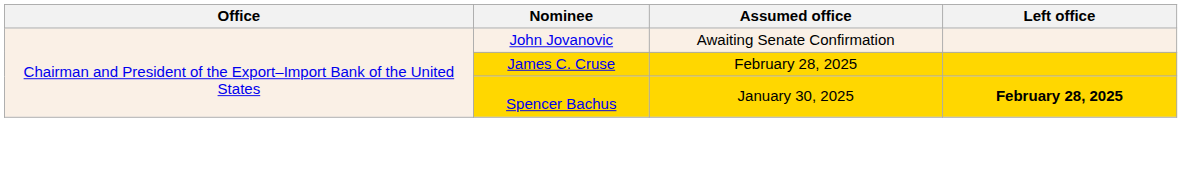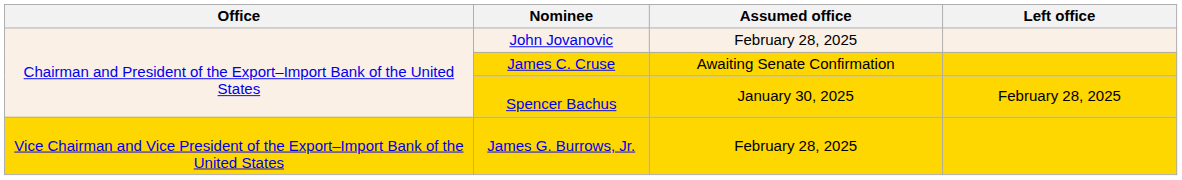(796, 40) Awaiting Senate Confirmation -> (796, 40) February 28, 2025
(796, 64) February 28, 2025 -> (796, 64) Awaiting Senate Confirmation
(1059, 96) bold -> (1059, 96) normal
+ row: (561, 145)
